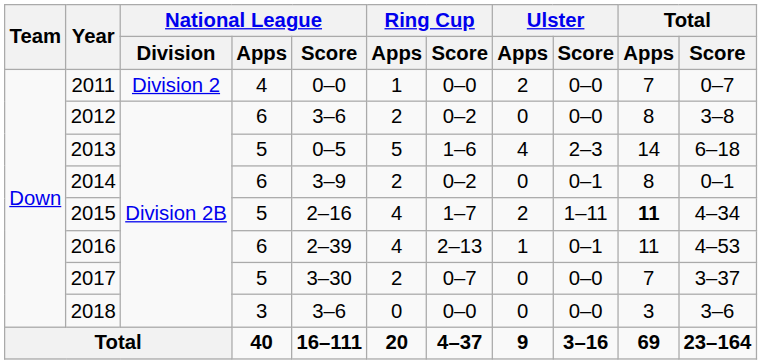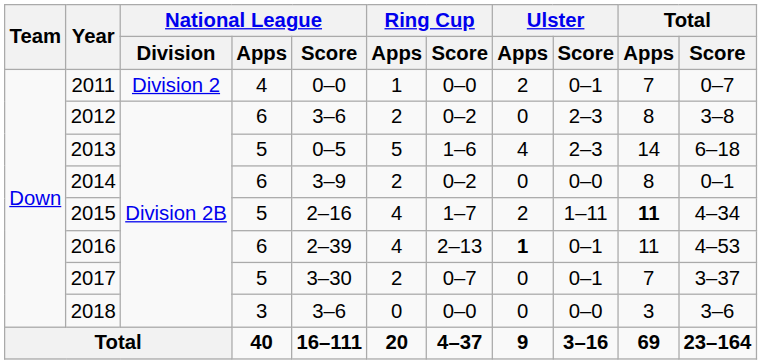(586, 85) 0–0 -> (586, 85) 0–1
(586, 117) 0–0 -> (586, 117) 2–3
(586, 181) 0–1 -> (586, 181) 0–0
(523, 246) normal -> (523, 246) bold
(586, 278) 0–0 -> (586, 278) 0–1
